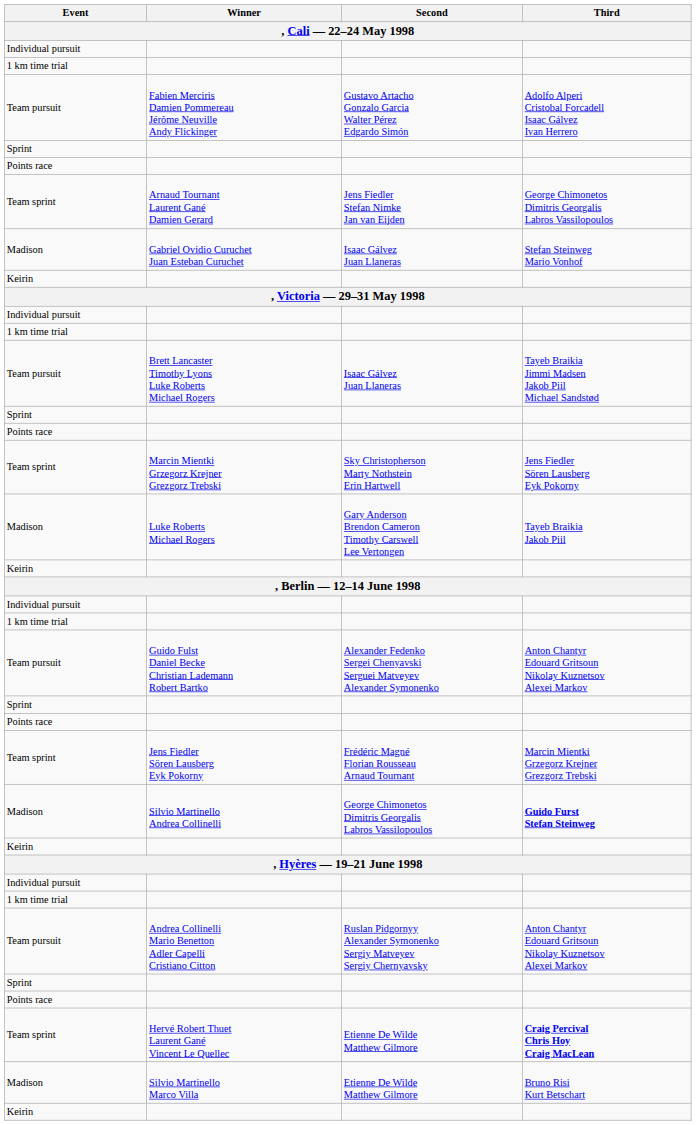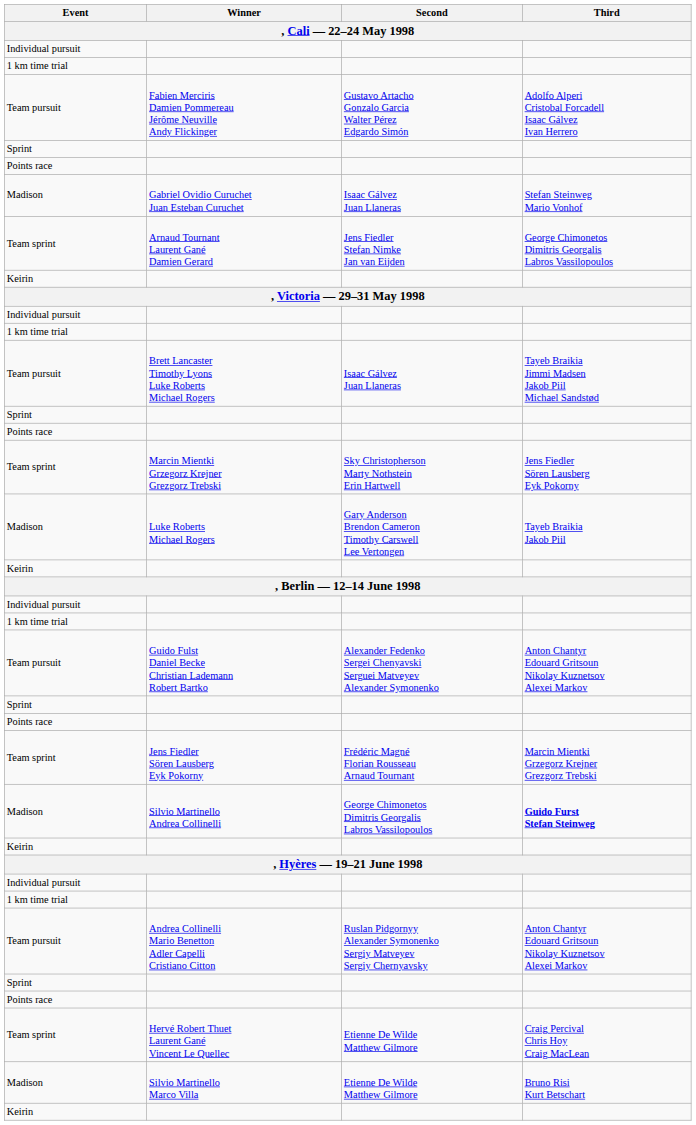rows swapped: (31, 201) <-> (25, 249)
(559, 1041) bold -> (557, 1041) normal
